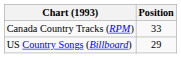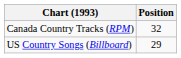(156, 28) 33 -> (156, 28) 32
